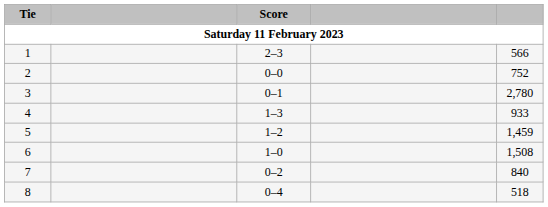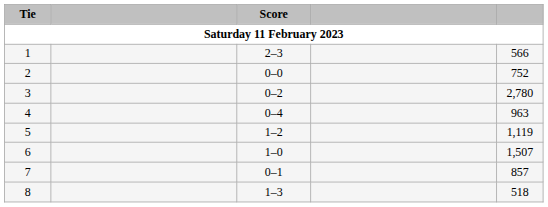(274, 93) 0–1 -> (274, 93) 0–2
(274, 113) 1–3 -> (274, 113) 0–4
(520, 113) 933 -> (520, 113) 963
(520, 133) 1,459 -> (520, 133) 1,119
(520, 152) 1,508 -> (520, 152) 1,507
(274, 172) 0–2 -> (274, 172) 0–1
(520, 172) 840 -> (520, 172) 857
(274, 192) 0–4 -> (274, 192) 1–3
